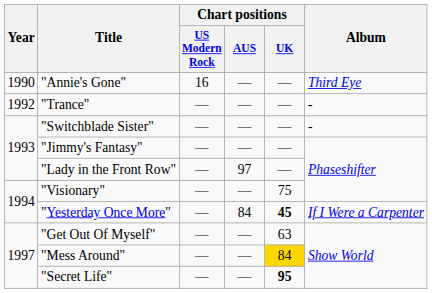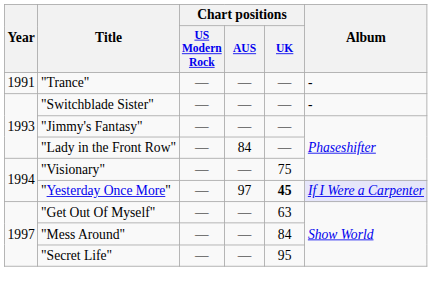- row: (84, 83)
(21, 104) 1992 -> (21, 83) 1991
(245, 169) 97 -> (245, 147) 84
(245, 212) 84 -> (245, 190) 97
(366, 212) no background -> (366, 190) lavender background
(285, 255) gold background -> (285, 234) no background
(285, 277) bold -> (285, 255) normal
